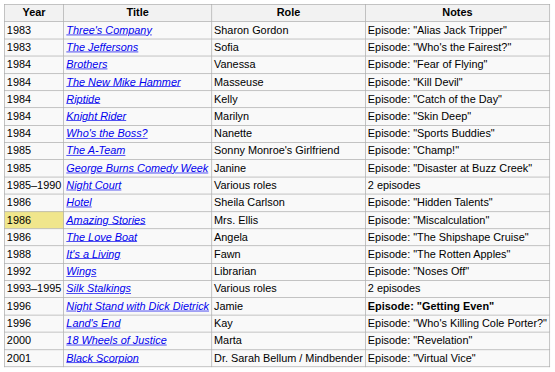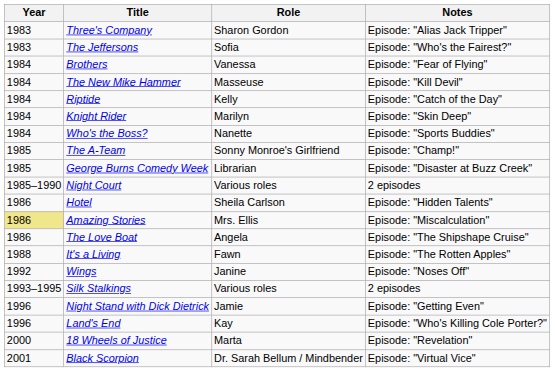(230, 168) Janine -> (235, 168) Librarian
(235, 271) Librarian -> (230, 271) Janine
(431, 306) bold -> (426, 306) normal
